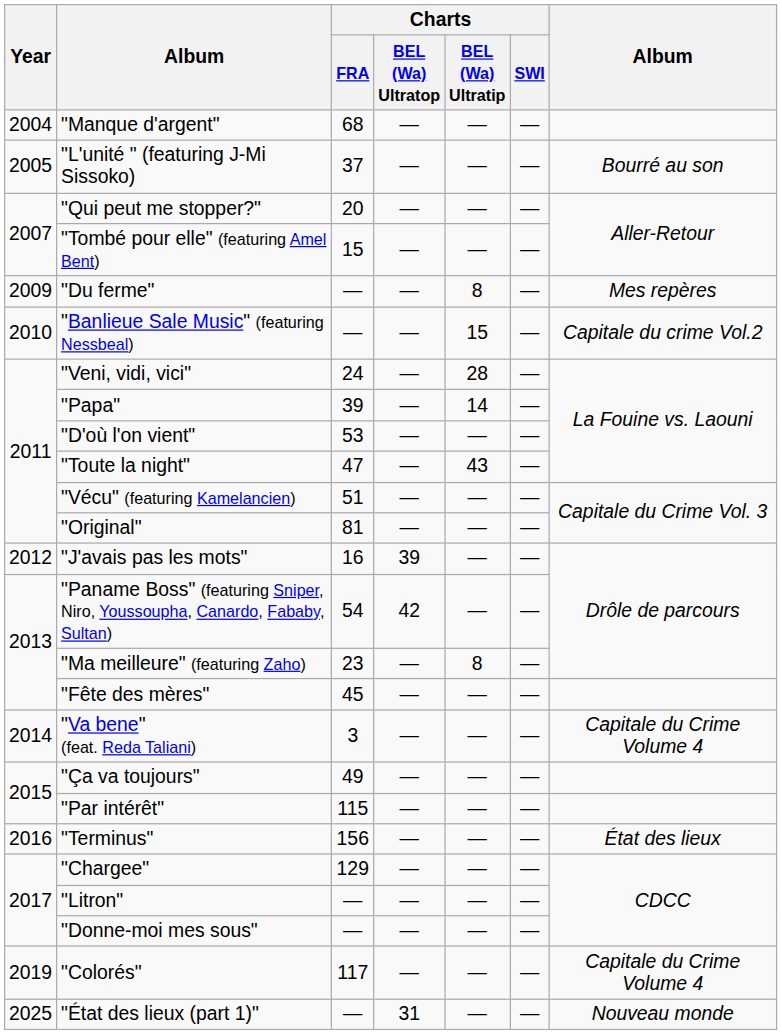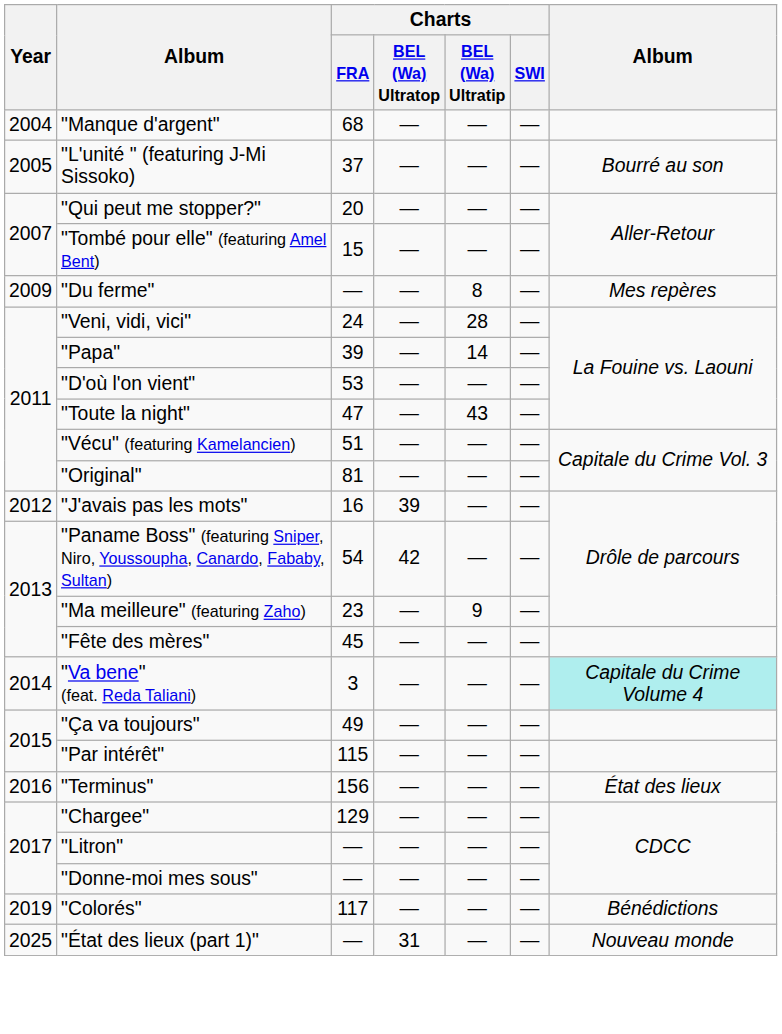- row: (192, 332)
(477, 663) 8 -> (477, 611) 9
(663, 735) no background -> (663, 683) paleturquoise background
(663, 972) Capitale du Crime Volume 4 -> (663, 909) Bénédictions
